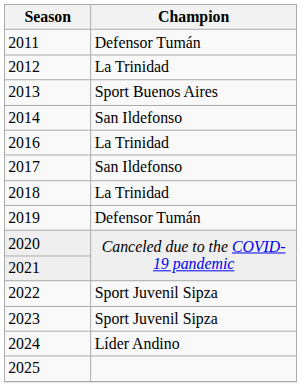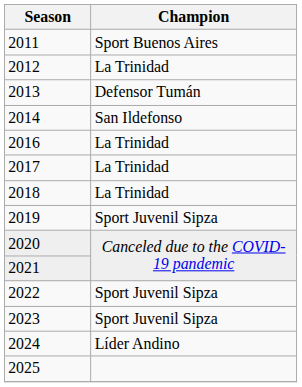(148, 42) Defensor Tumán -> (156, 42) Sport Buenos Aires
(156, 92) Sport Buenos Aires -> (148, 92) Defensor Tumán
(138, 167) San Ildefonso -> (132, 167) La Trinidad
(148, 218) Defensor Tumán -> (156, 218) Sport Juvenil Sipza
